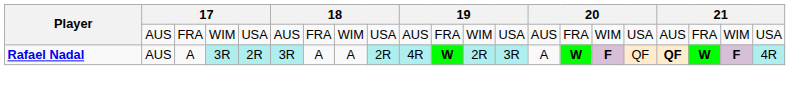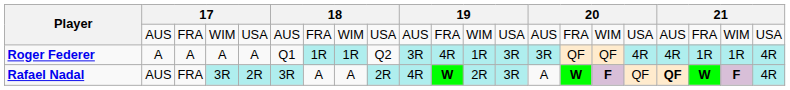+ row: (51, 54)
(190, 54) A -> (190, 75) FRA
